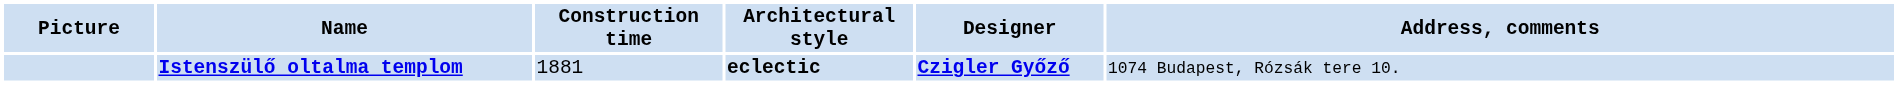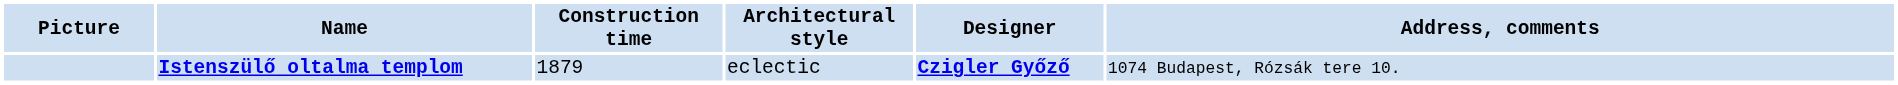(560, 68) 1881 -> (560, 68) 1879
(774, 68) bold -> (774, 68) normal
